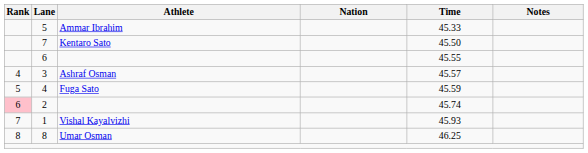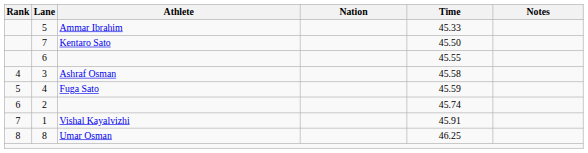(450, 74) 45.57 -> (450, 74) 45.58
(18, 105) pink background -> (18, 105) no background
(450, 120) 45.93 -> (450, 120) 45.91
